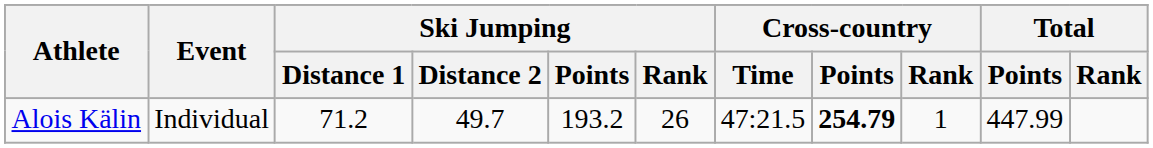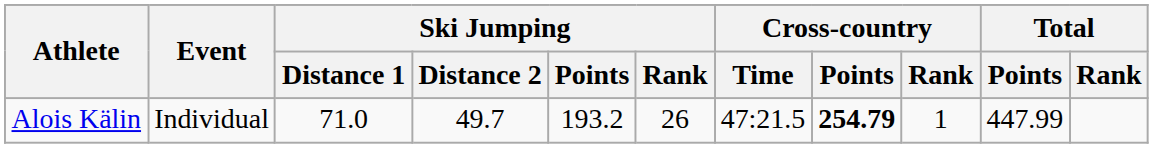(344, 120) 71.2 -> (344, 120) 71.0
